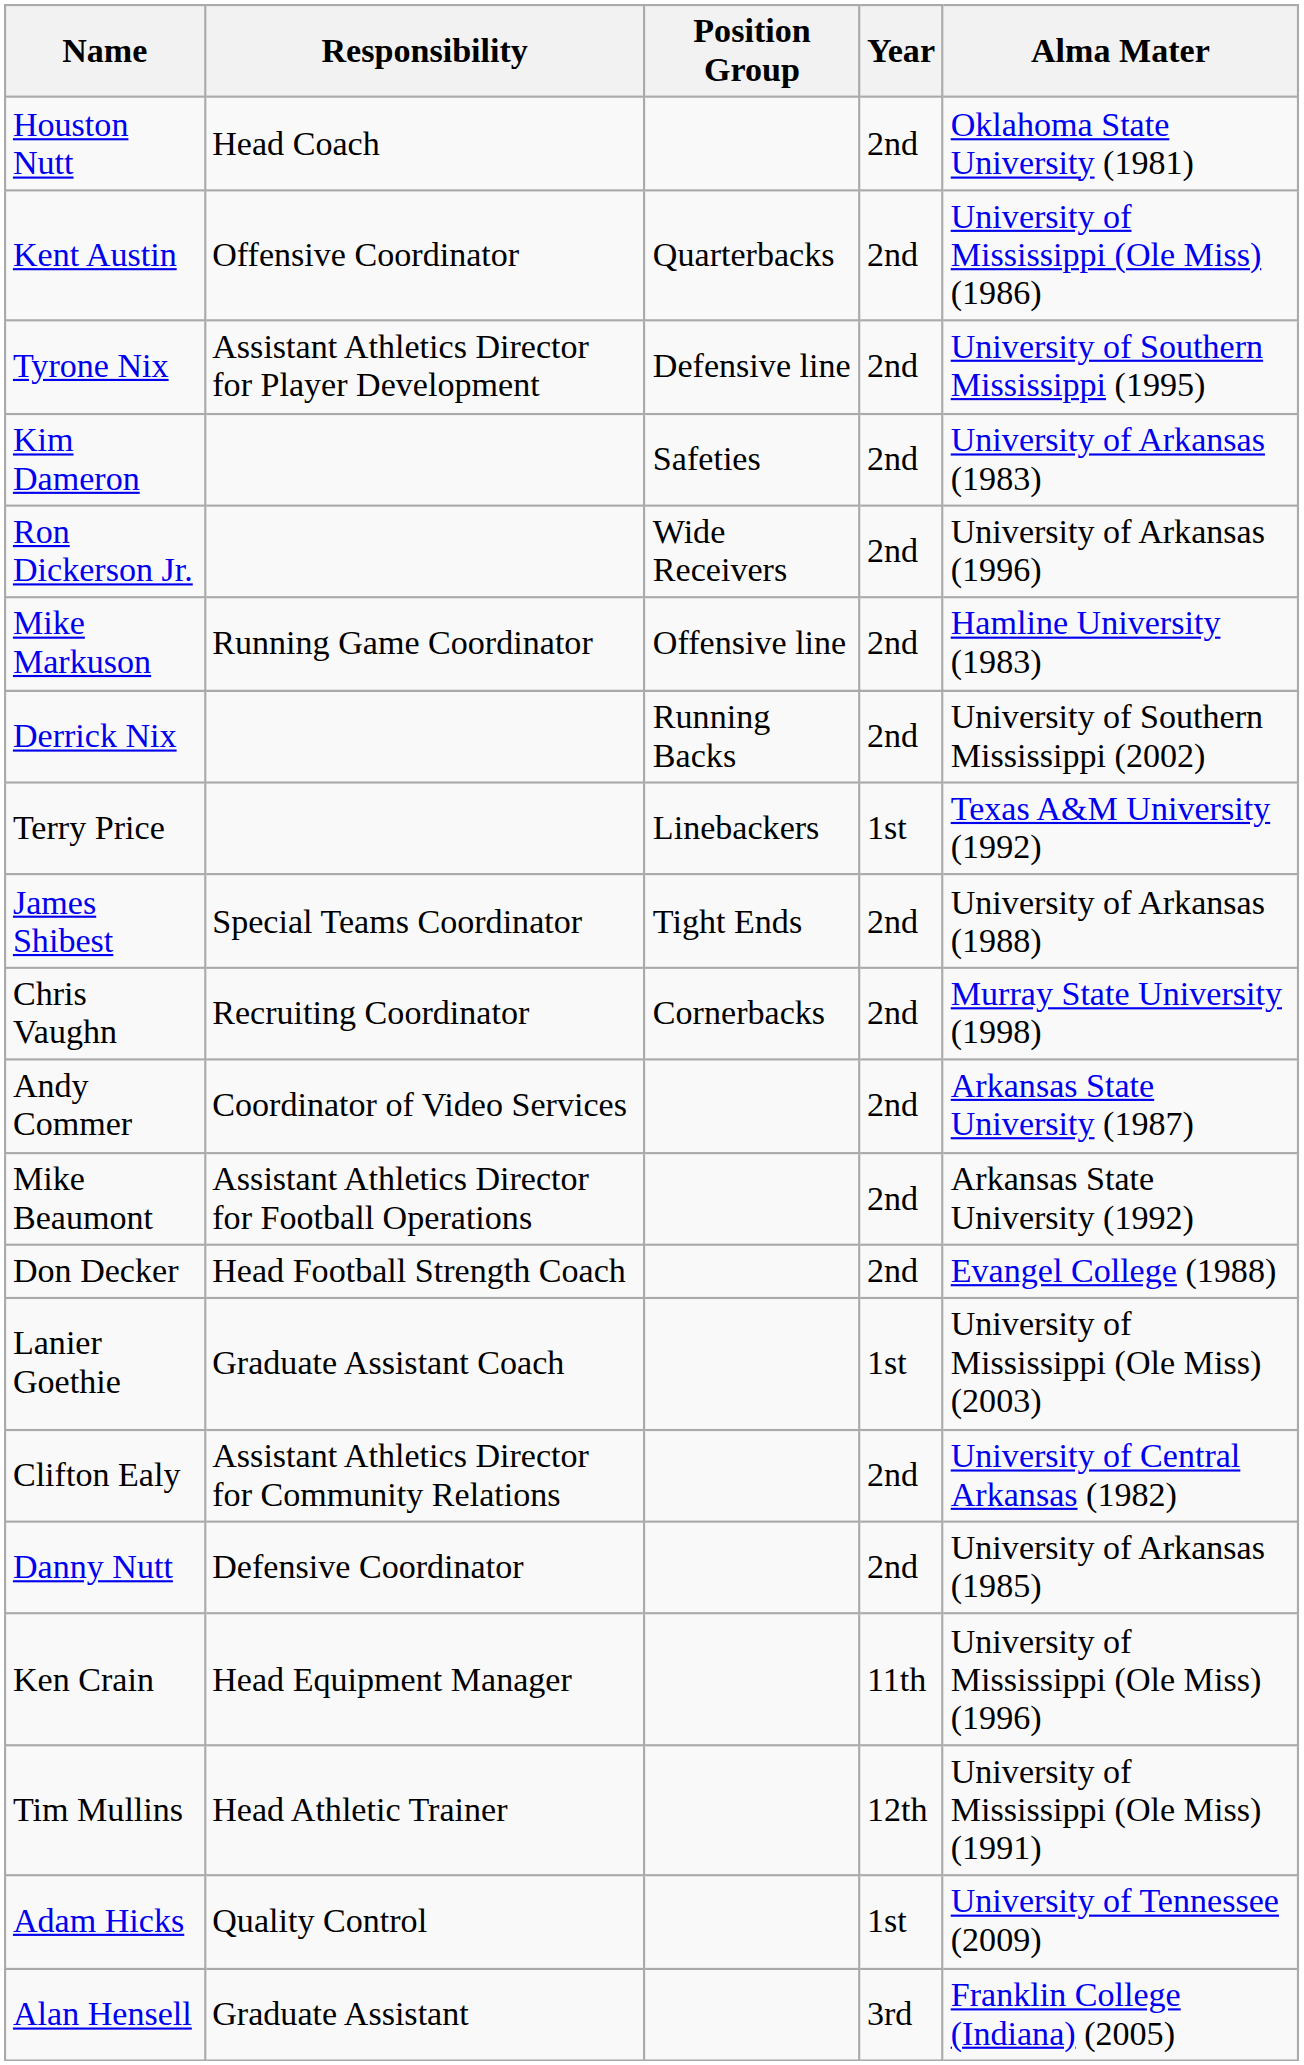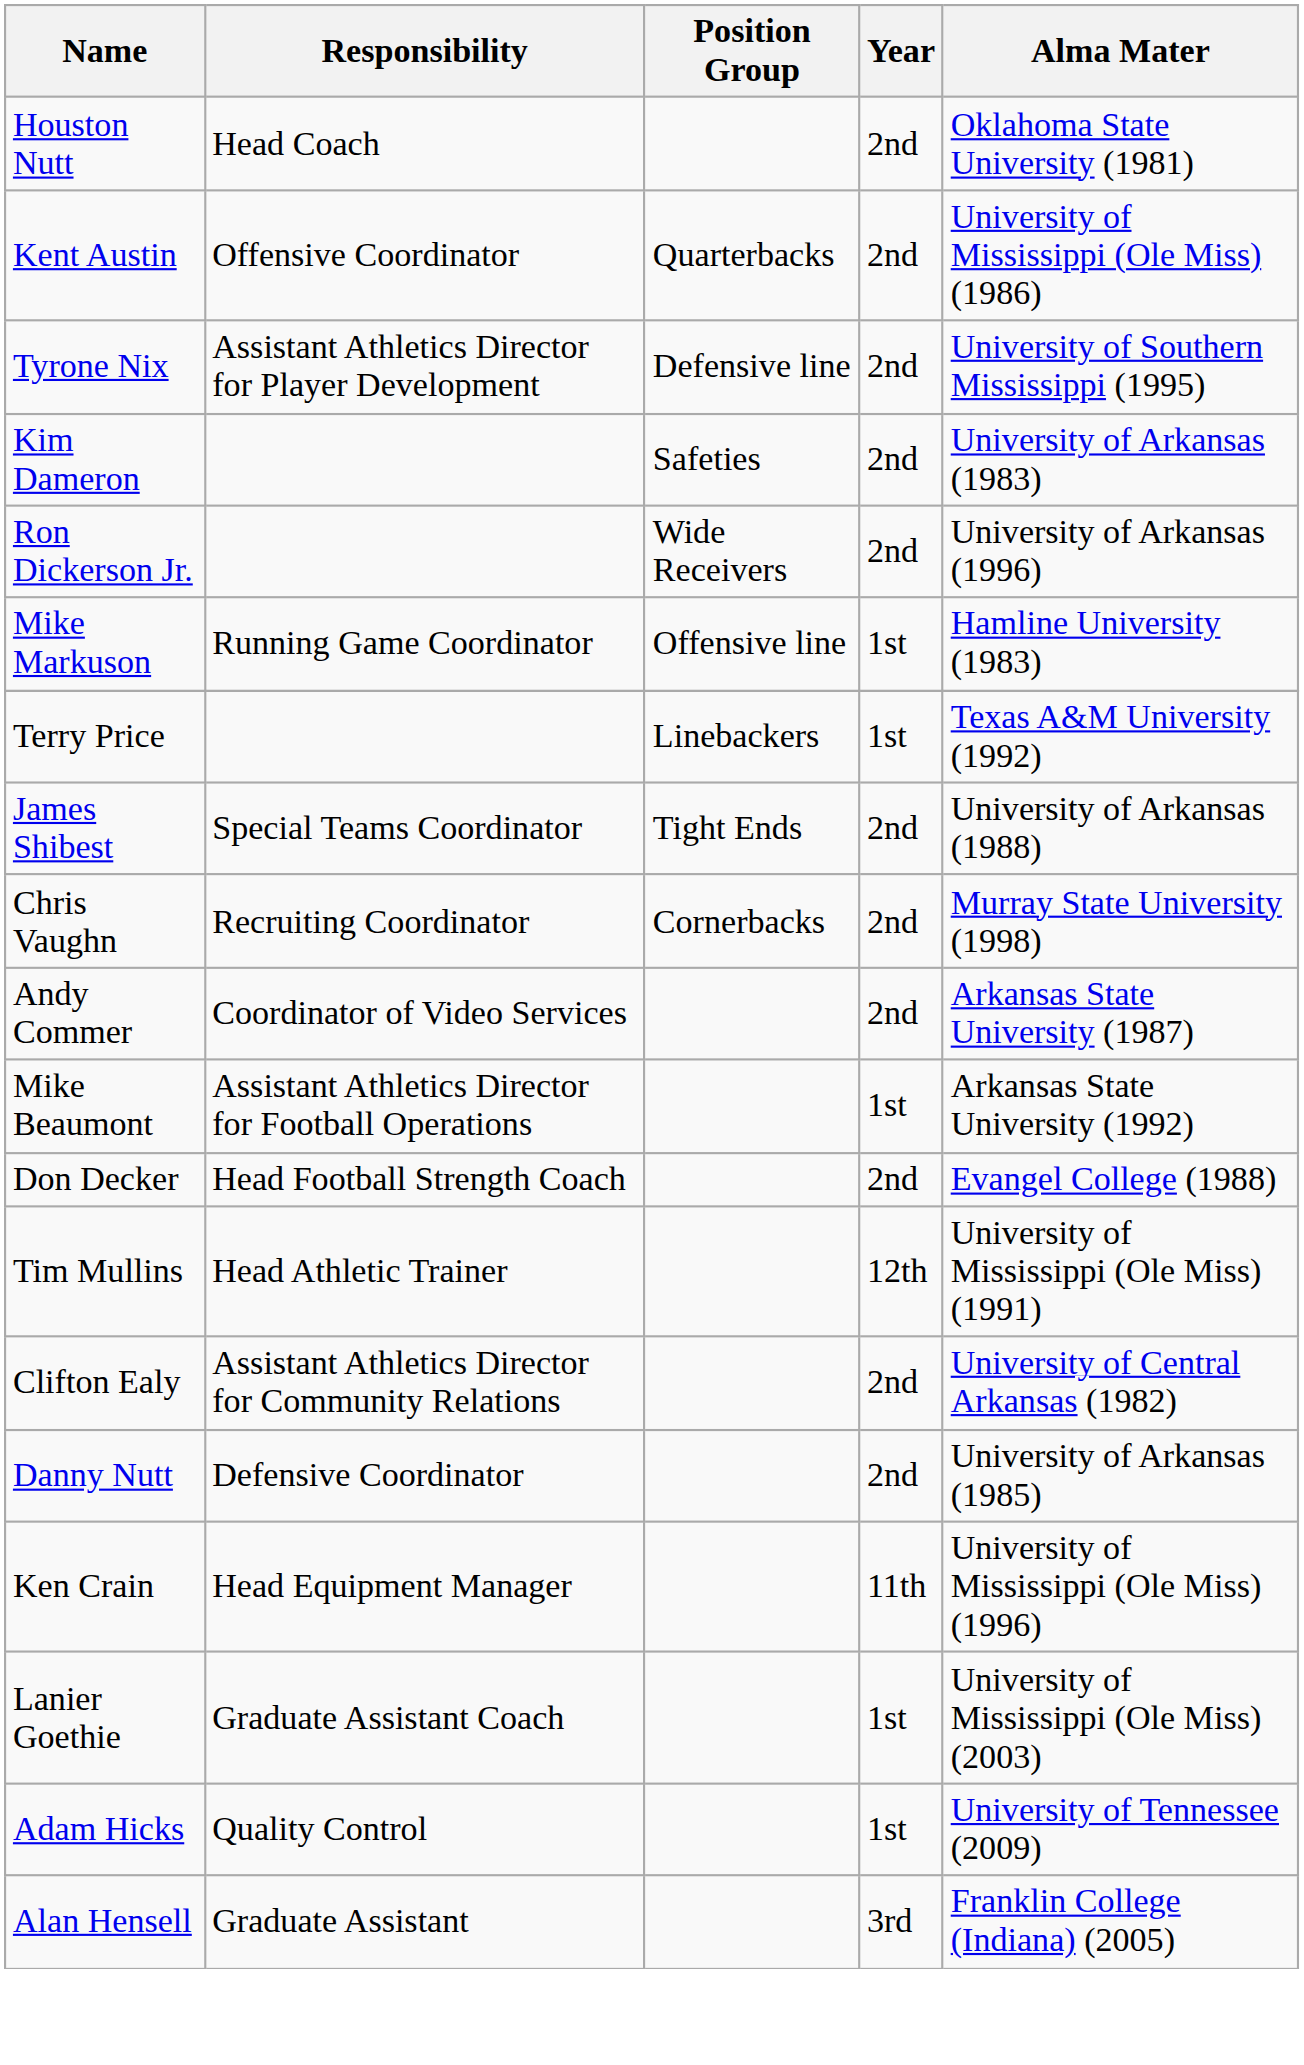(892, 643) 2nd -> (887, 643) 1st
- row: (95, 735)
(892, 1197) 2nd -> (887, 1105) 1st
rows swapped: (98, 1809) <-> (67, 1363)
